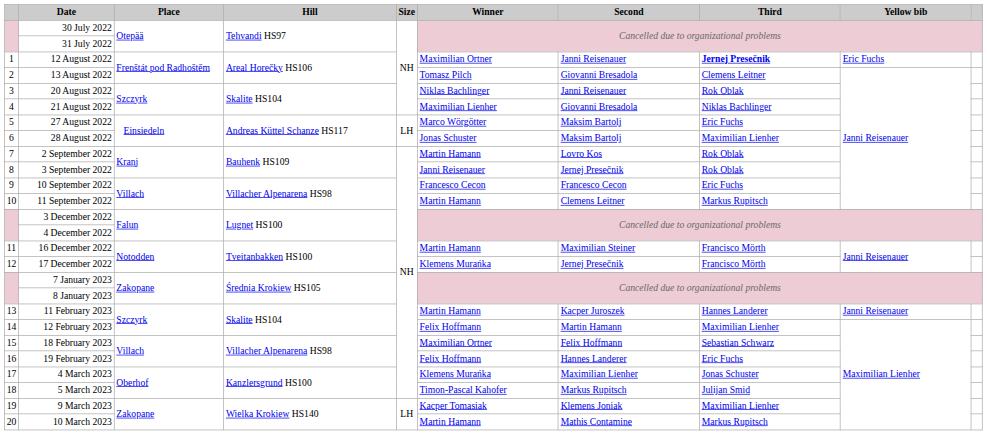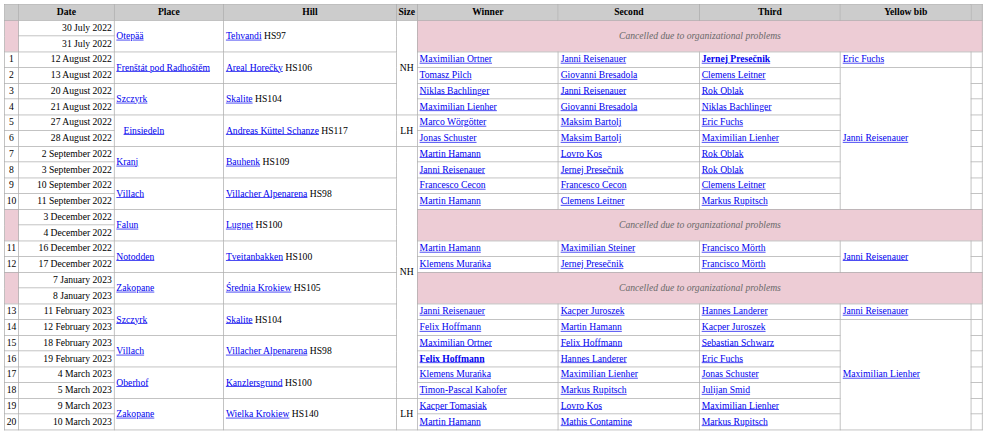(722, 185) Eric Fuchs -> (734, 185) Clemens Leitner
(450, 311) Martin Hamann -> (452, 311) Janni Reisenauer
(740, 327) Maximilian Lienher -> (734, 327) Kacper Juroszek
(450, 358) normal -> (452, 358) bold
(592, 405) Klemens Joniak -> (581, 405) Lovro Kos
